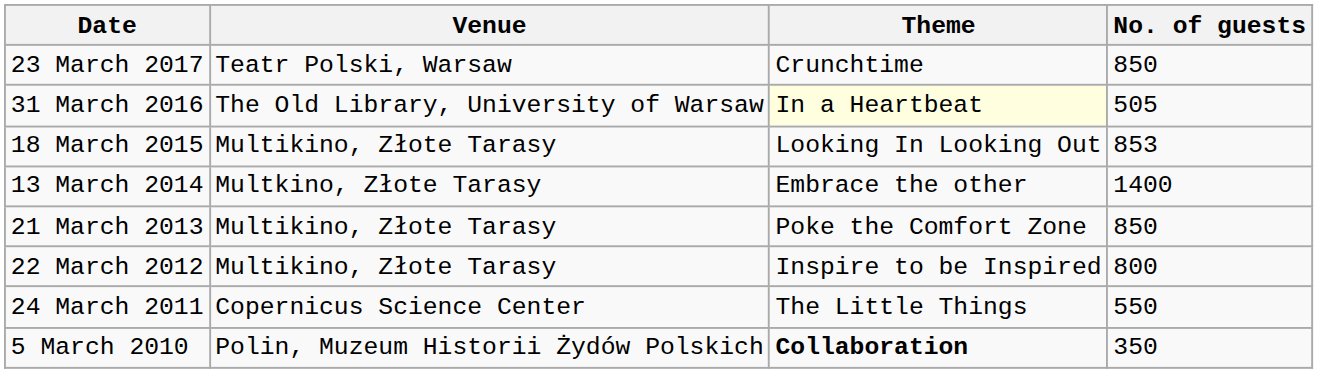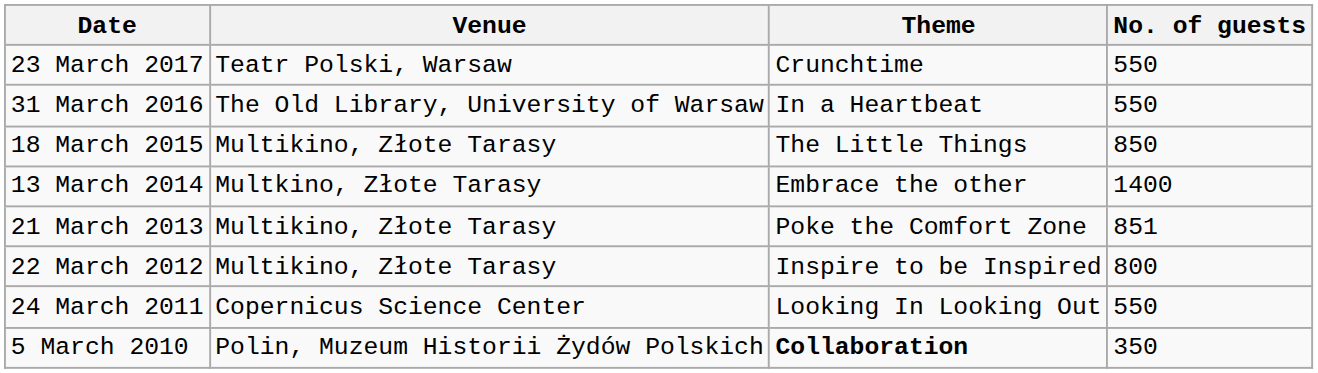(1136, 65) 850 -> (1136, 65) 550
(879, 106) lightyellow background -> (879, 106) no background
(1136, 106) 505 -> (1136, 106) 550
(939, 146) Looking In Looking Out -> (901, 146) The Little Things
(1136, 146) 853 -> (1136, 146) 850
(1136, 226) 850 -> (1136, 226) 851
(901, 307) The Little Things -> (939, 307) Looking In Looking Out
